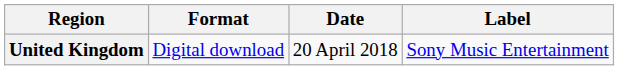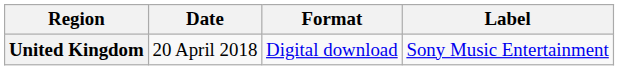columns swapped: (345, 19) <-> (218, 19)
